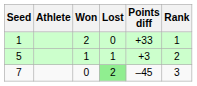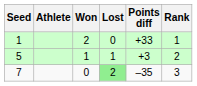(144, 72) –45 -> (144, 72) –35
